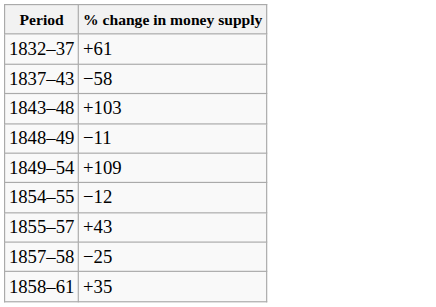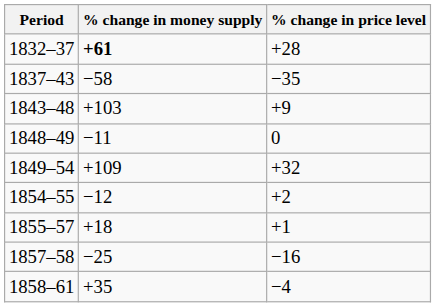+ column: (349, 20)
(98, 49) normal -> (98, 49) bold
(98, 227) +43 -> (98, 227) +18
